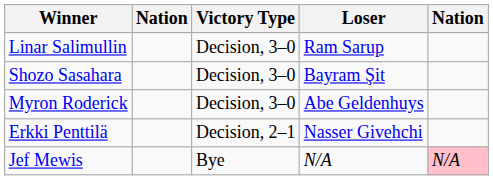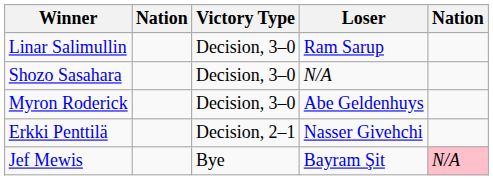(344, 75) Bayram Şit -> (318, 75) N/A
(318, 160) N/A -> (344, 160) Bayram Şit
